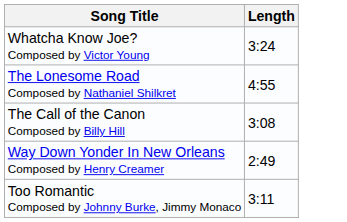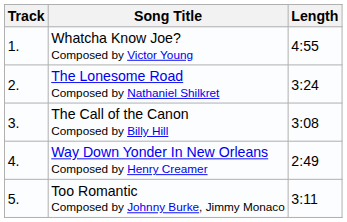+ column: (26, 16)
(262, 46) 3:24 -> (305, 46) 4:55
(262, 84) 4:55 -> (305, 84) 3:24
